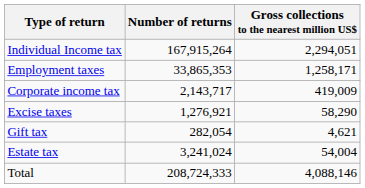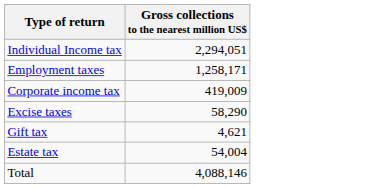- column: (180, 22)
